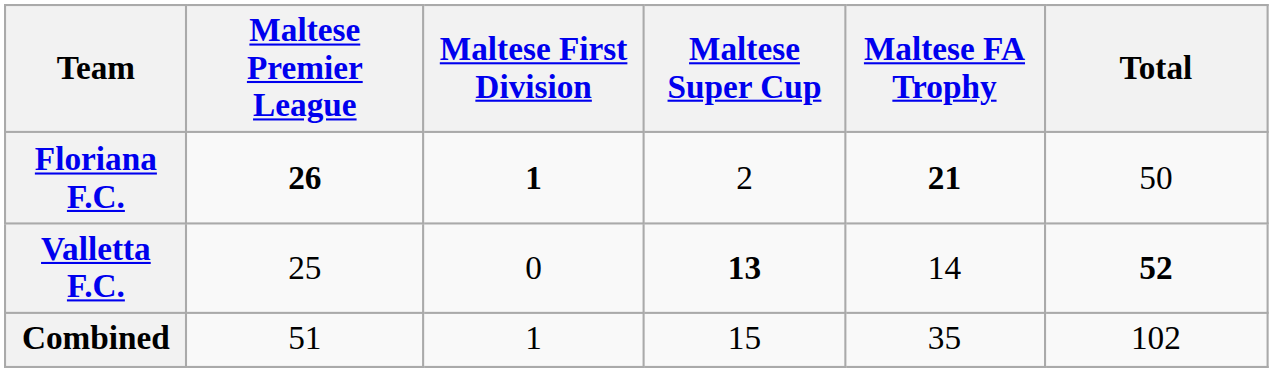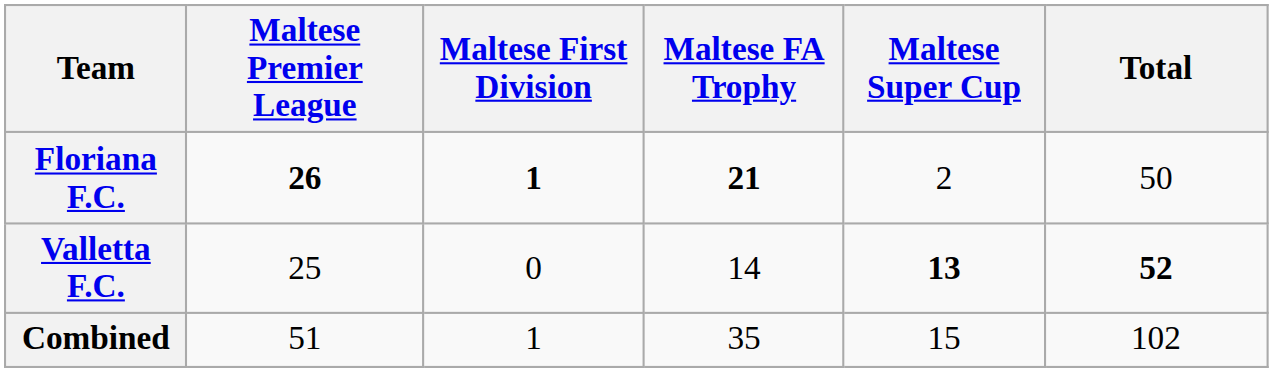columns swapped: (944, 68) <-> (744, 68)
